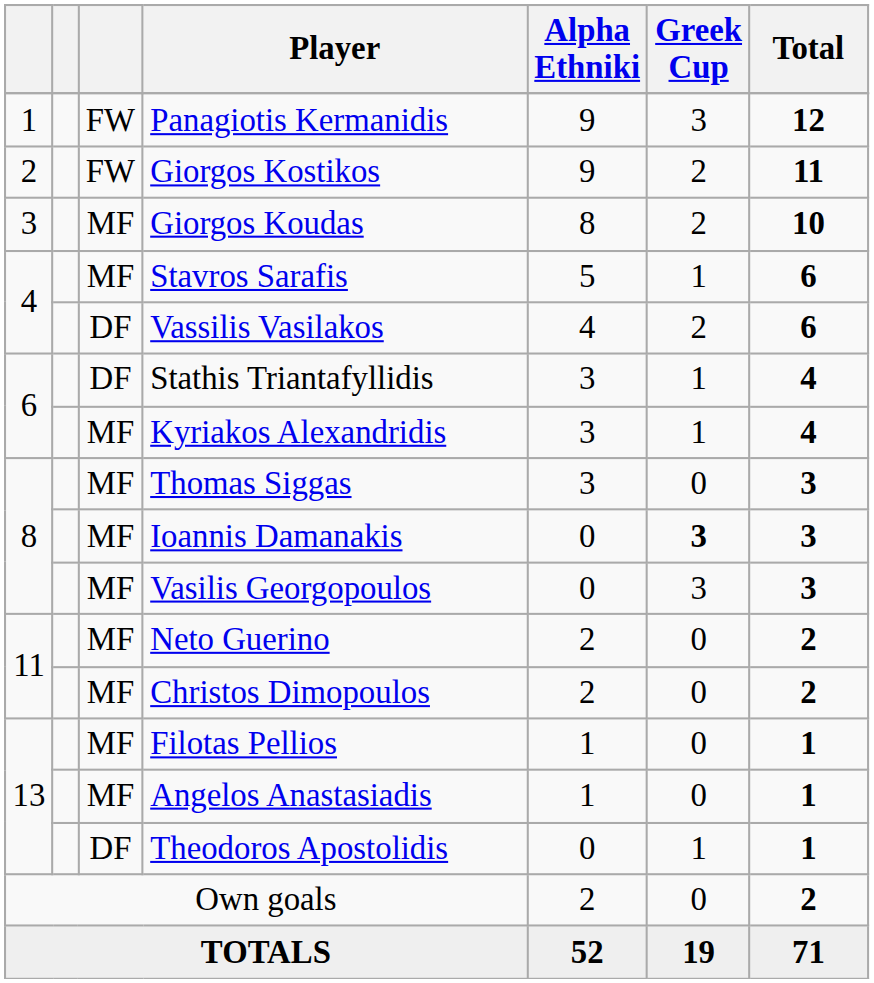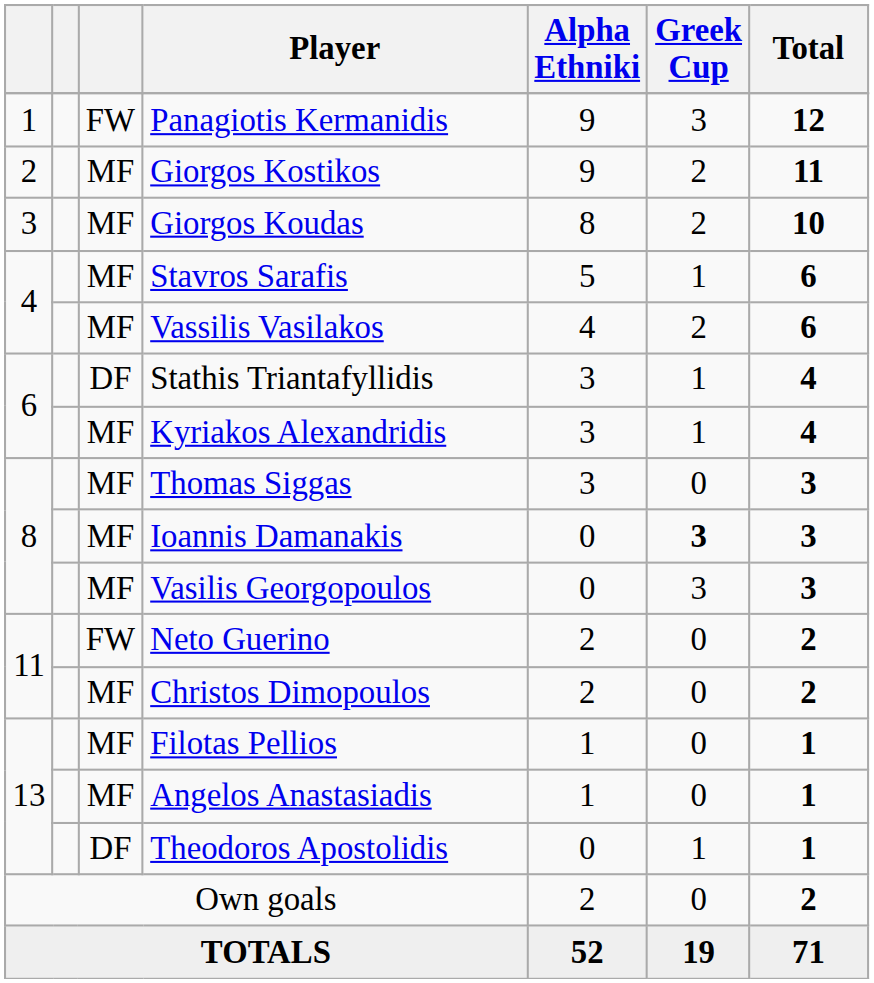(110, 171) FW -> (110, 171) MF
(110, 327) DF -> (110, 327) MF
(110, 639) MF -> (110, 639) FW
